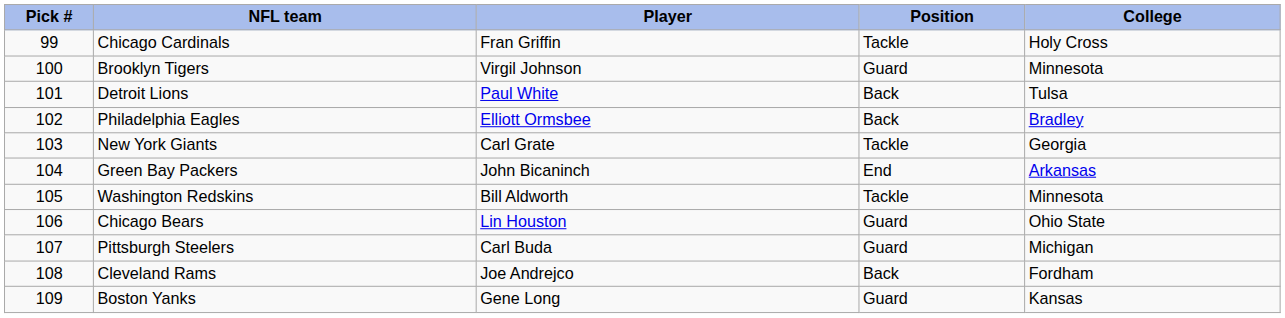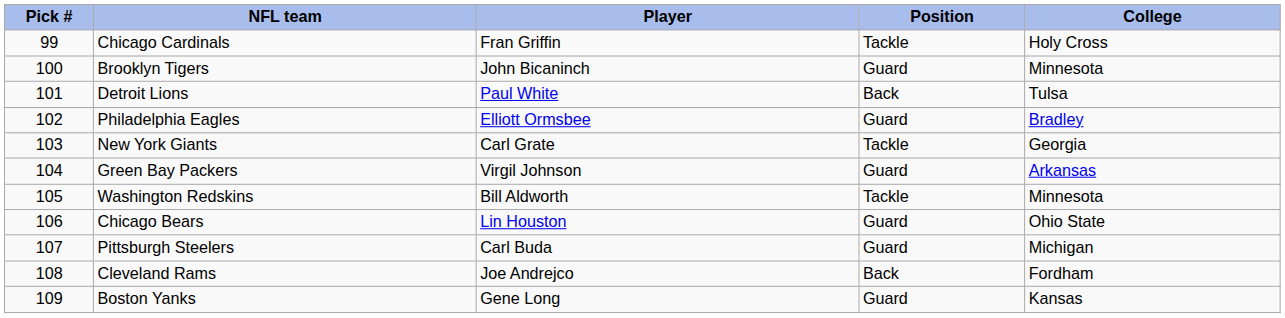(531, 68) Virgil Johnson -> (535, 68) John Bicaninch
(881, 119) Back -> (885, 119) Guard
(535, 171) John Bicaninch -> (531, 171) Virgil Johnson
(877, 171) End -> (885, 171) Guard
